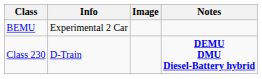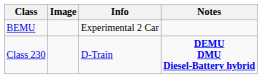columns swapped: (89, 12) <-> (146, 12)
